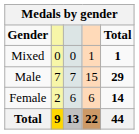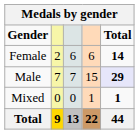rows swapped: (28, 98) <-> (28, 56)
(118, 77) no background -> (118, 77) lavender background
